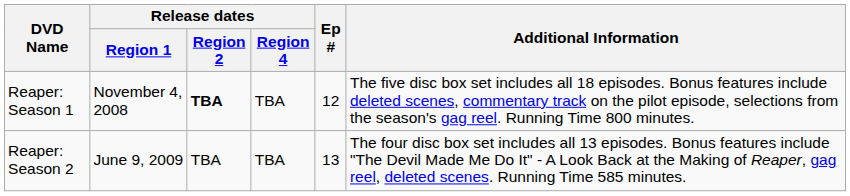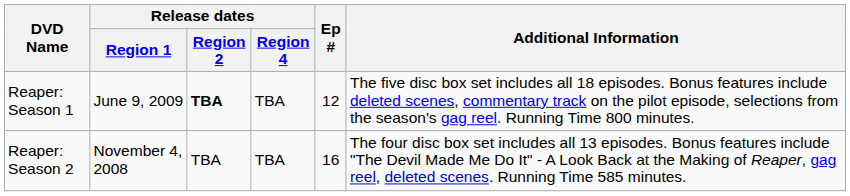(138, 100) November 4, 2008 -> (138, 100) June 9, 2009
(138, 160) June 9, 2009 -> (138, 160) November 4, 2008
(331, 160) 13 -> (331, 160) 16
